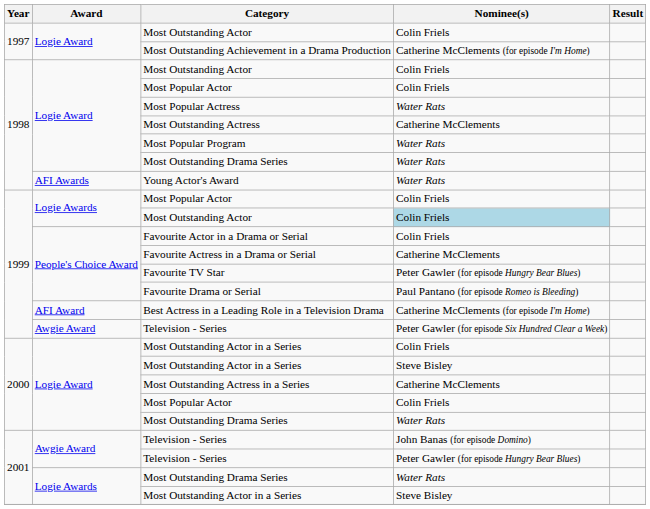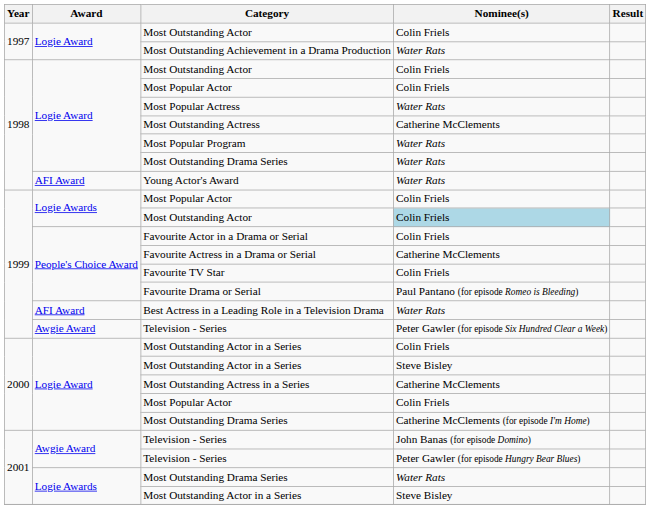(493, 51) Catherine McClements (for episode I'm Home) -> (421, 51) Water Rats
(62, 180) AFI Awards -> (60, 180) AFI Award
(488, 273) Peter Gawler (for episode Hungry Bear Blues) -> (423, 273) Colin Friels
(493, 310) Catherine McClements (for episode I'm Home) -> (421, 310) Water Rats
(421, 421) Water Rats -> (493, 421) Catherine McClements (for episode I'm Home)
